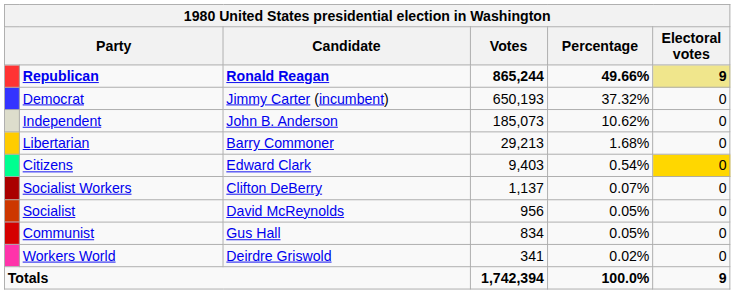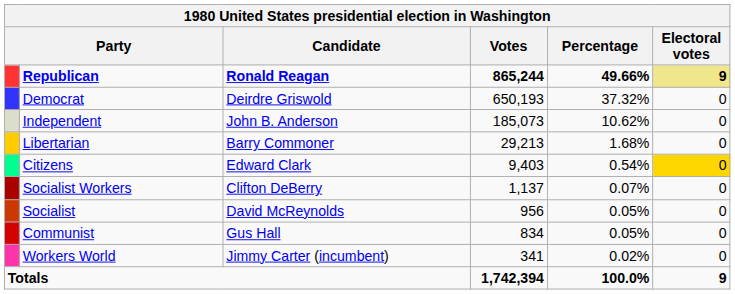(308, 99) Jimmy Carter (incumbent) -> (279, 99) Deirdre Griswold
(279, 255) Deirdre Griswold -> (308, 255) Jimmy Carter (incumbent)
